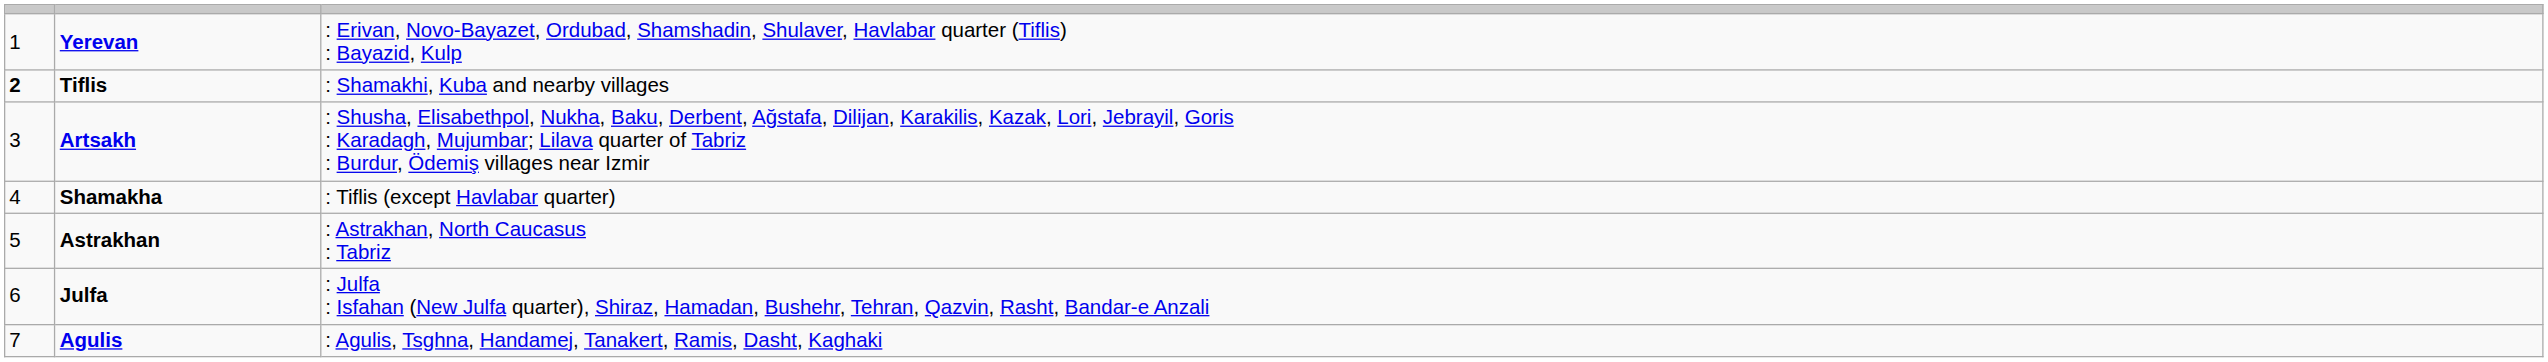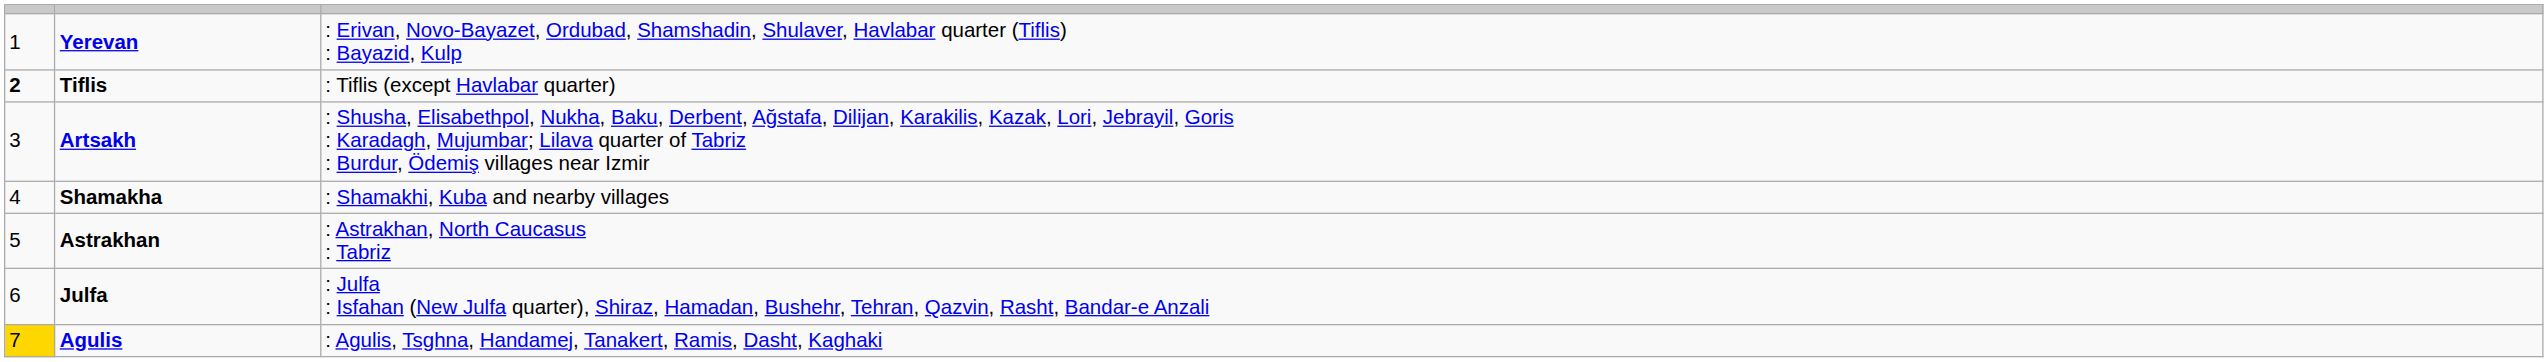(497, 85) : Shamakhi, Kuba and nearby villages -> (470, 85) : Tiflis (except Havlabar quarter)
(470, 196) : Tiflis (except Havlabar quarter) -> (497, 196) : Shamakhi, Kuba and nearby villages
(15, 340) no background -> (15, 340) gold background
